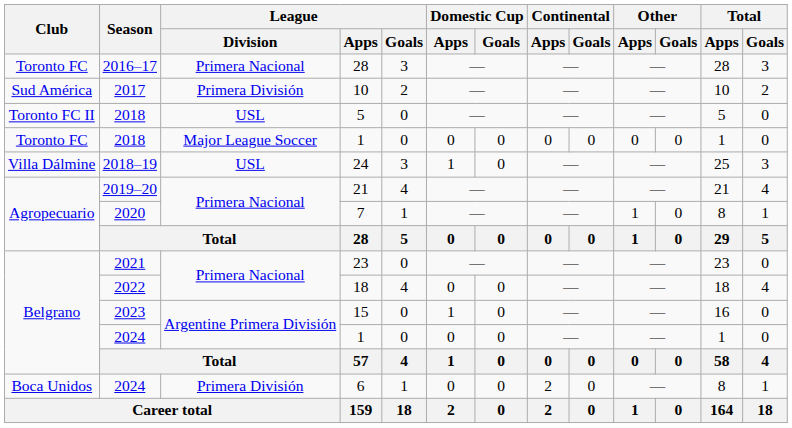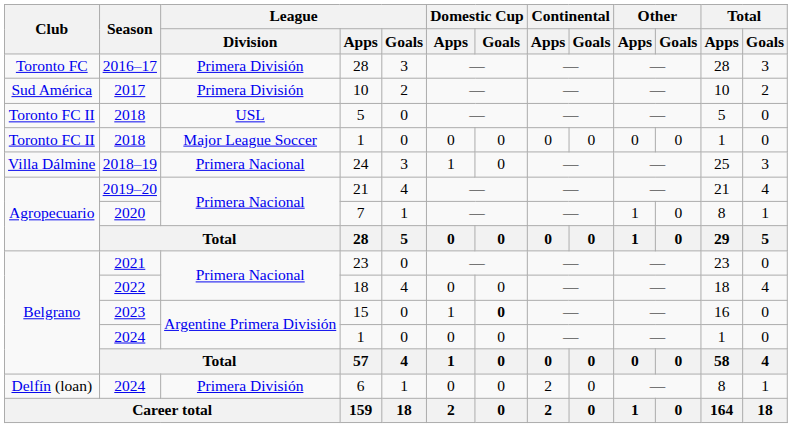(250, 66) Primera Nacional -> (250, 66) Primera División
(52, 139) Toronto FC -> (52, 139) Toronto FC II
(250, 164) USL -> (250, 164) Primera Nacional
(501, 312) normal -> (501, 312) bold
(52, 386) Boca Unidos -> (52, 386) Delfín (loan)
